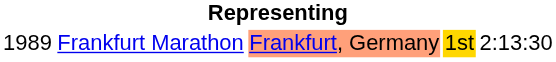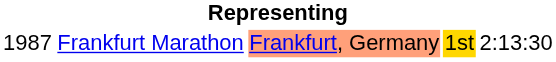(27, 43) 1989 -> (27, 43) 1987
